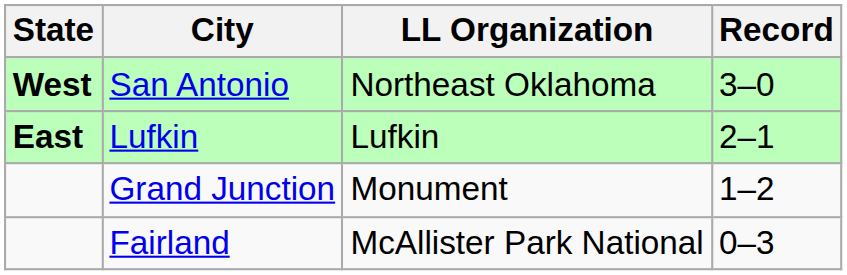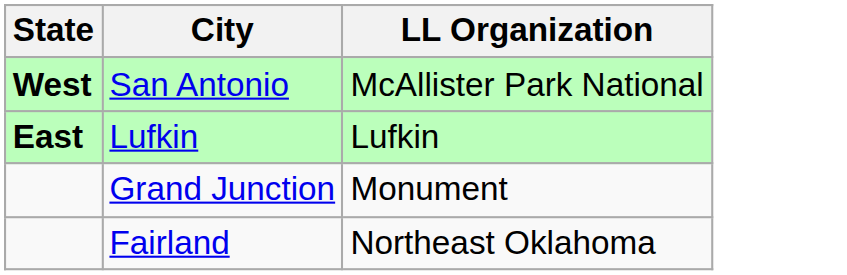- column: (776, 30)
(503, 83) Northeast Oklahoma -> (527, 83) McAllister Park National
(527, 242) McAllister Park National -> (503, 242) Northeast Oklahoma
